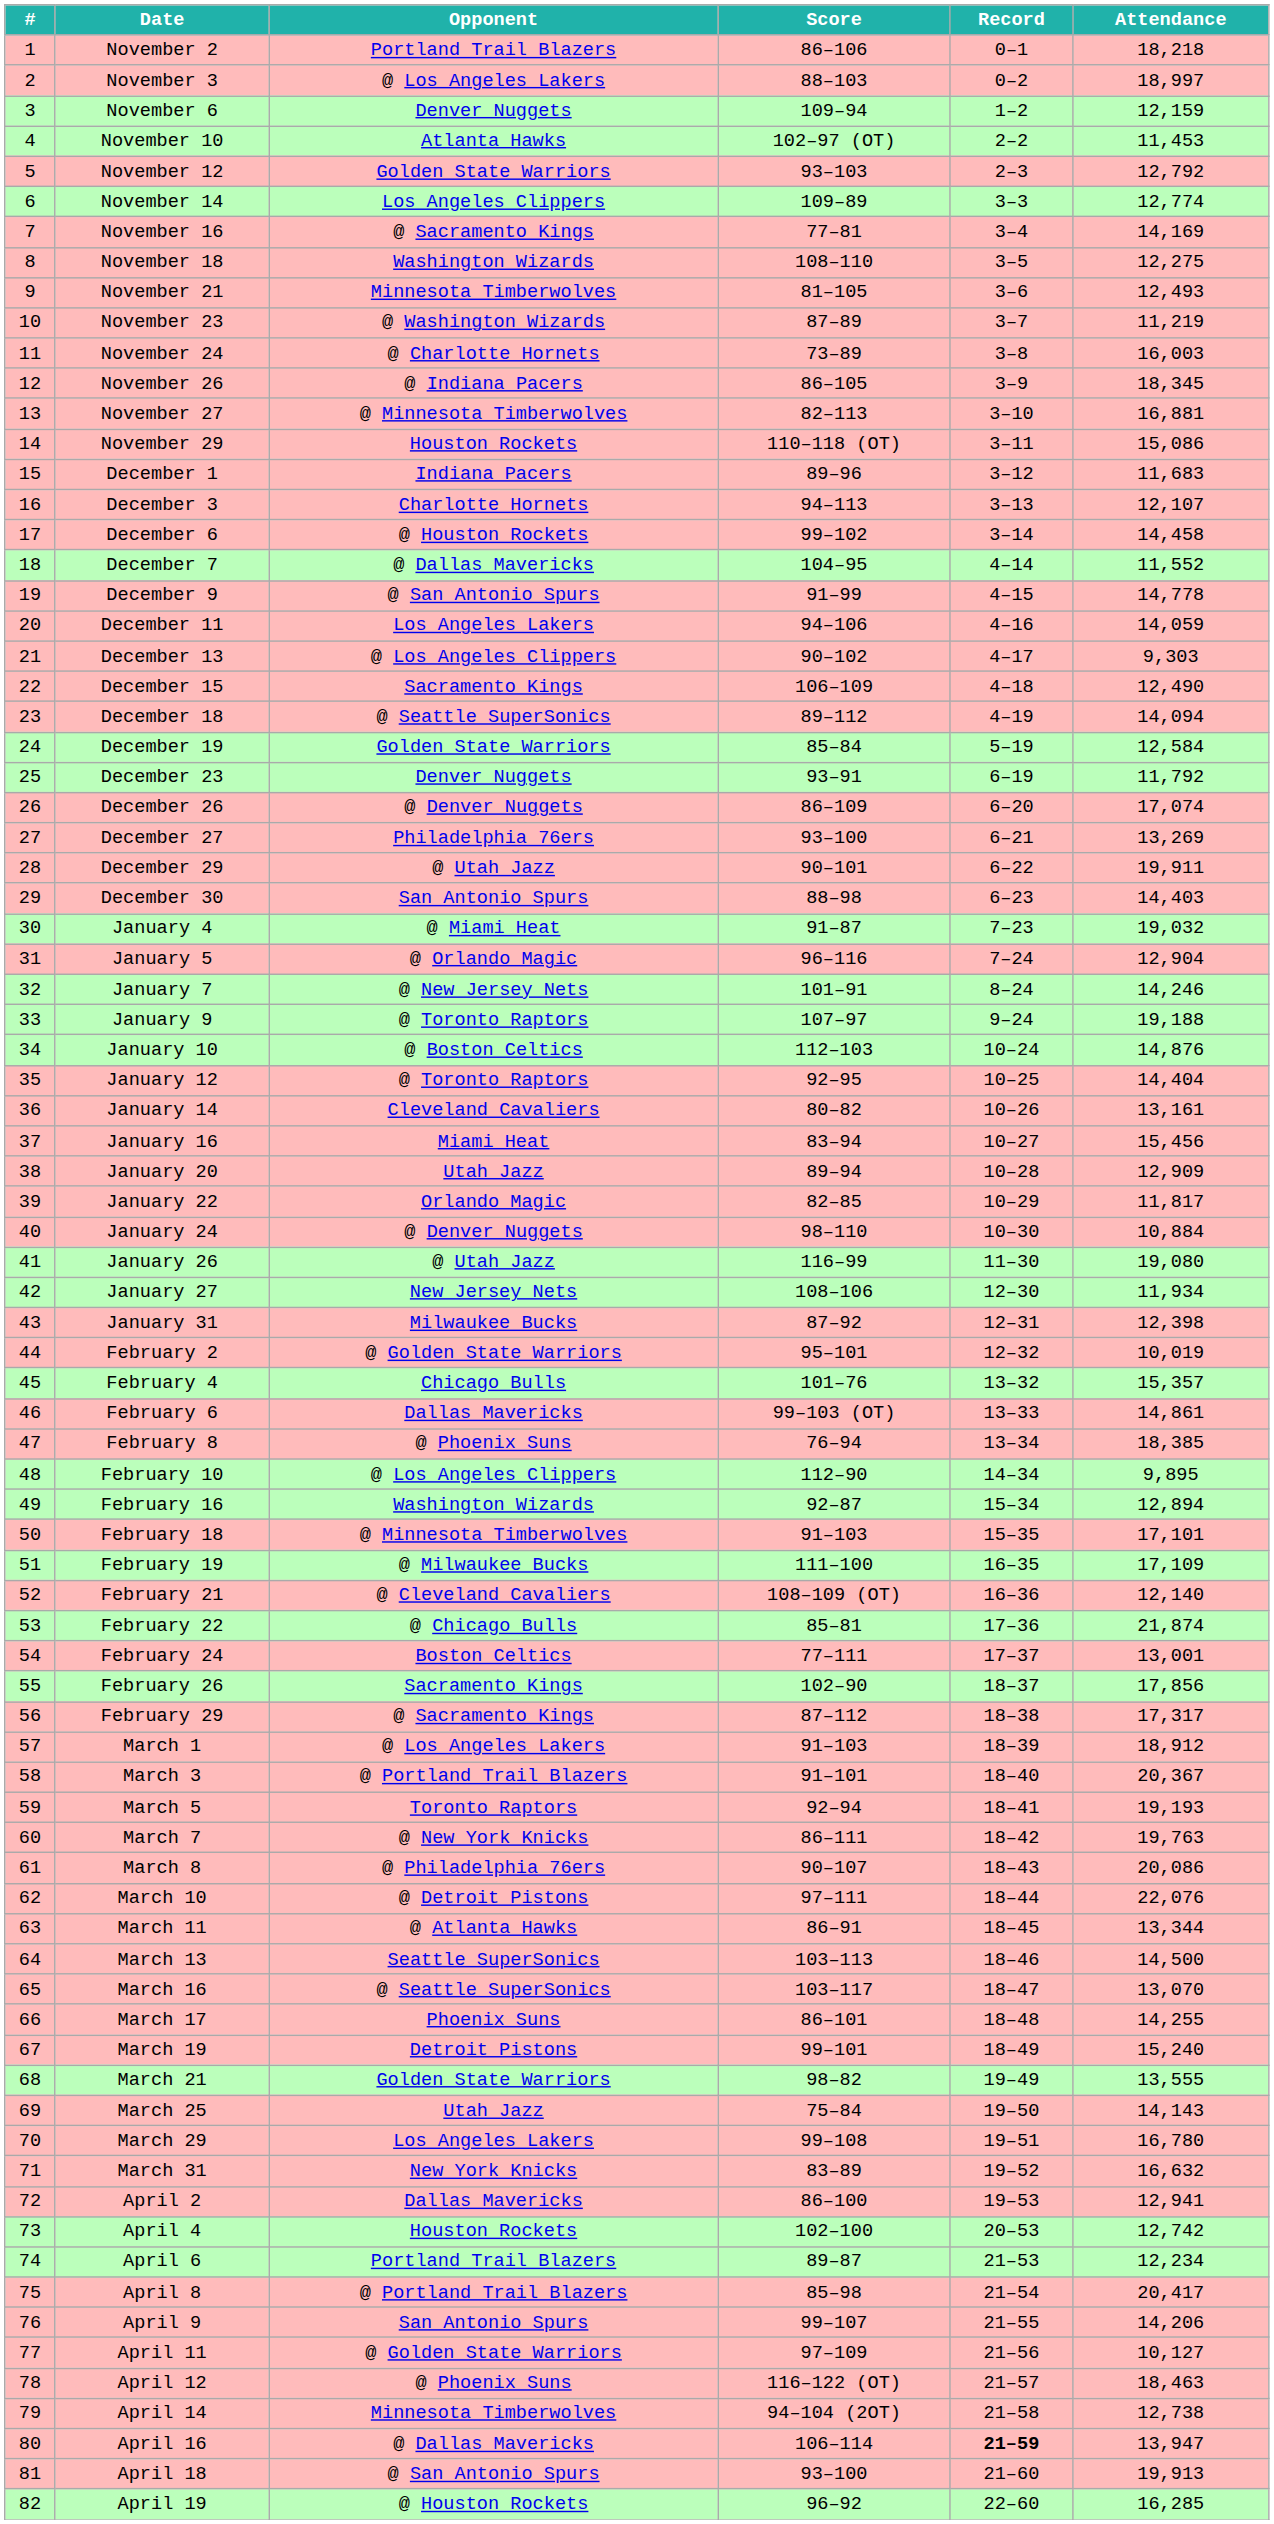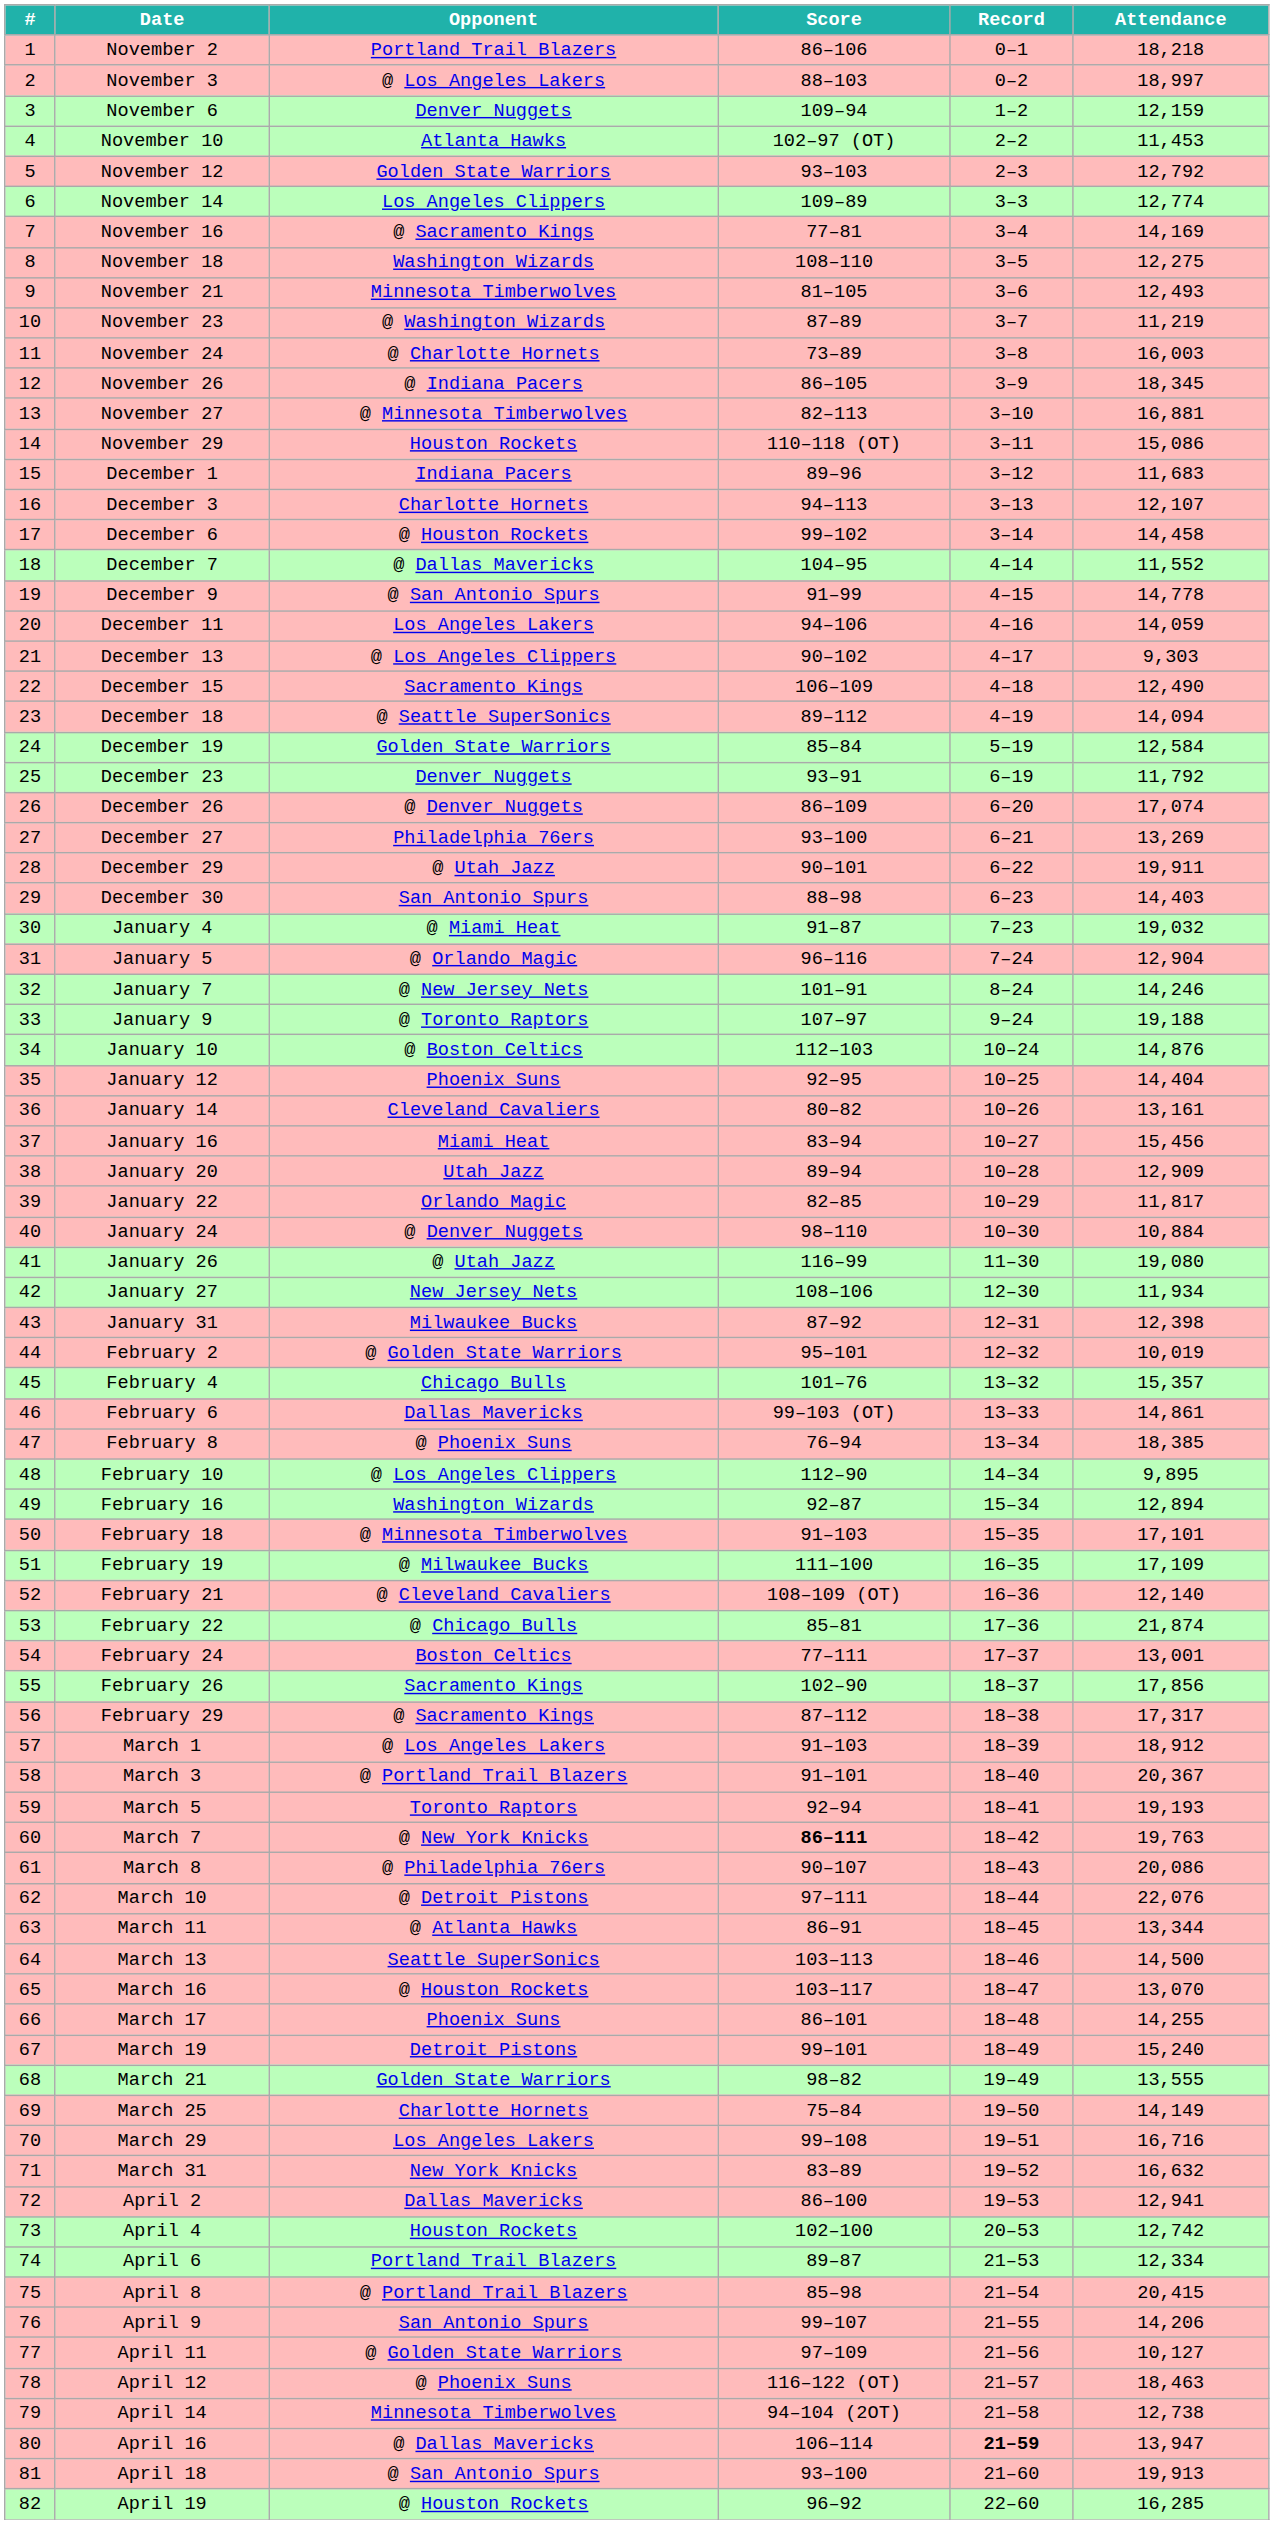(494, 1080) @ Toronto Raptors -> (494, 1080) Phoenix Suns
(834, 1838) normal -> (834, 1838) bold
(494, 1989) @ Seattle SuperSonics -> (494, 1989) @ Houston Rockets
(494, 2110) Utah Jazz -> (494, 2110) Charlotte Hornets
(1171, 2110) 14,143 -> (1171, 2110) 14,149
(1171, 2141) 16,780 -> (1171, 2141) 16,716
(1171, 2262) 12,234 -> (1171, 2262) 12,334
(1171, 2292) 20,417 -> (1171, 2292) 20,415
